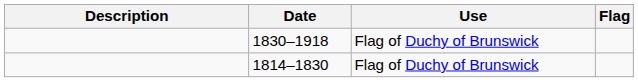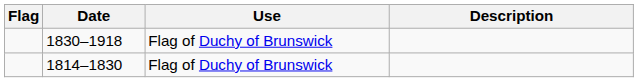columns swapped: (615, 16) <-> (127, 16)
